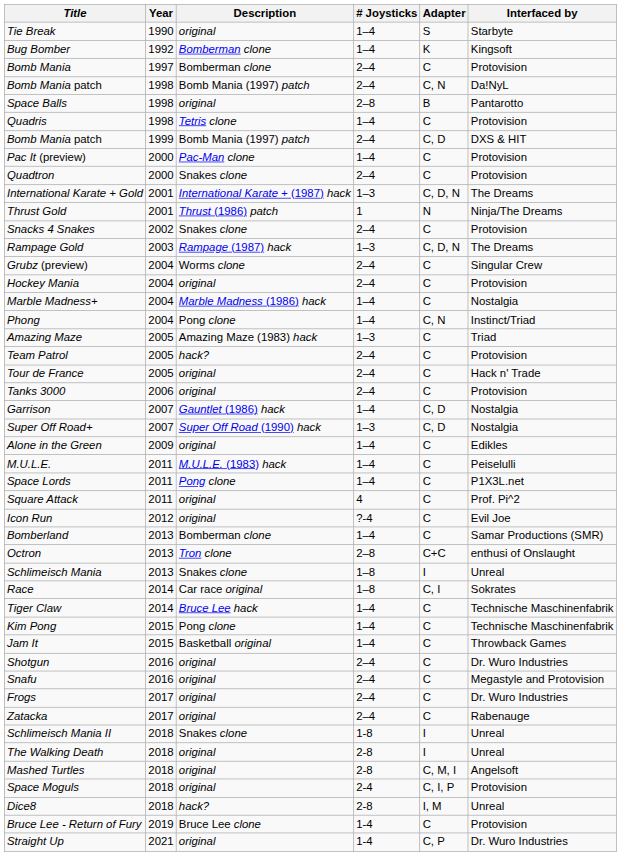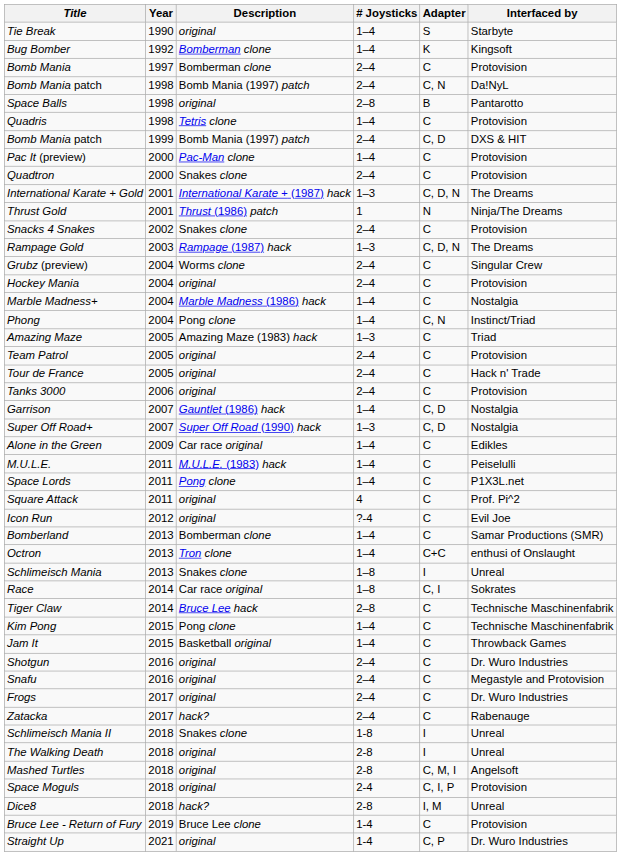(194, 355) hack? -> (197, 355) original
(197, 445) original -> (220, 445) Car race original
(366, 553) 2–8 -> (366, 553) 1–4
(366, 608) 1–4 -> (366, 608) 2–8
(197, 716) original -> (194, 716) hack?
